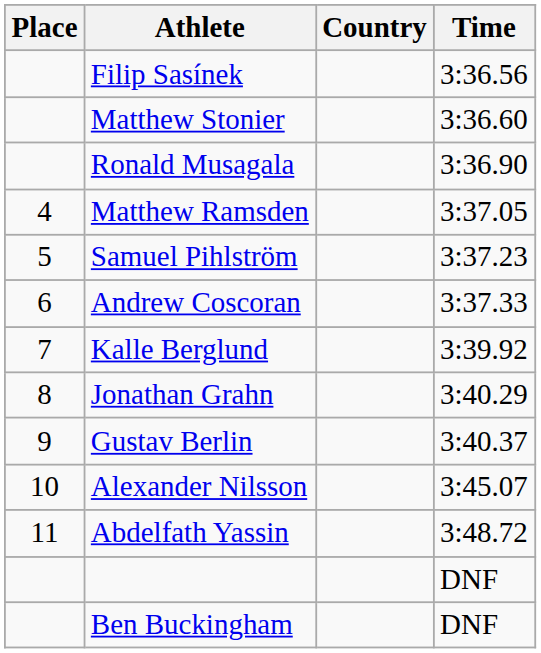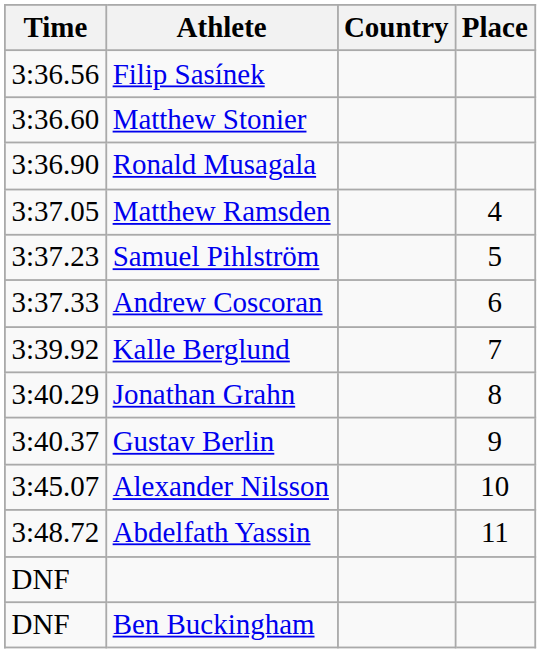columns swapped: (45, 27) <-> (484, 27)
